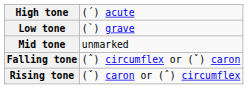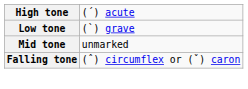- row: (42, 76)
